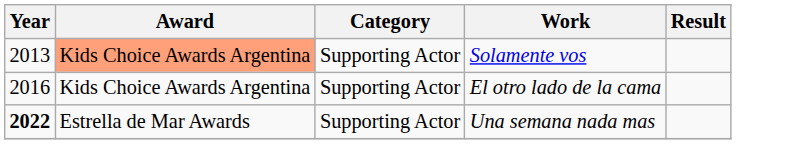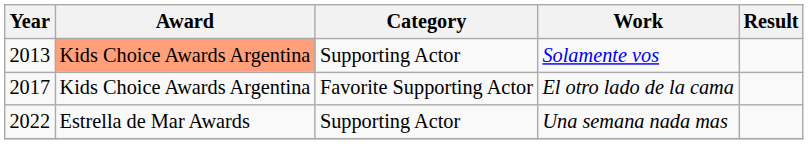(30, 88) 2016 -> (30, 88) 2017
(390, 88) Supporting Actor -> (426, 88) Favorite Supporting Actor
(30, 122) bold -> (30, 122) normal
